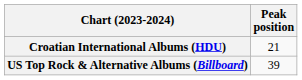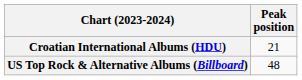(274, 65) 39 -> (274, 65) 48
